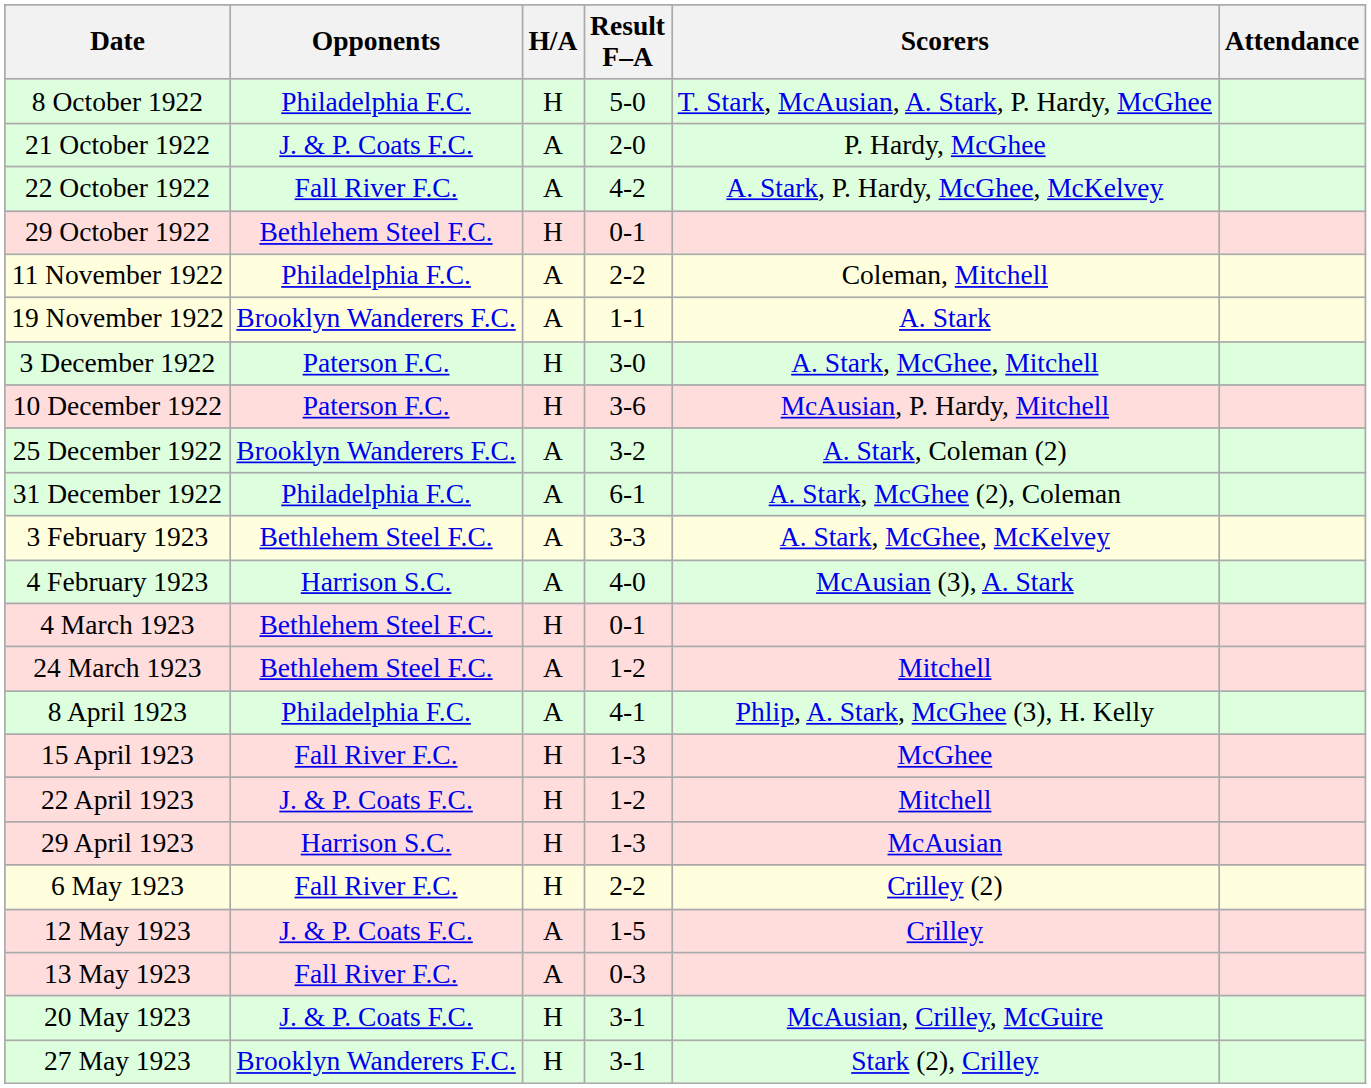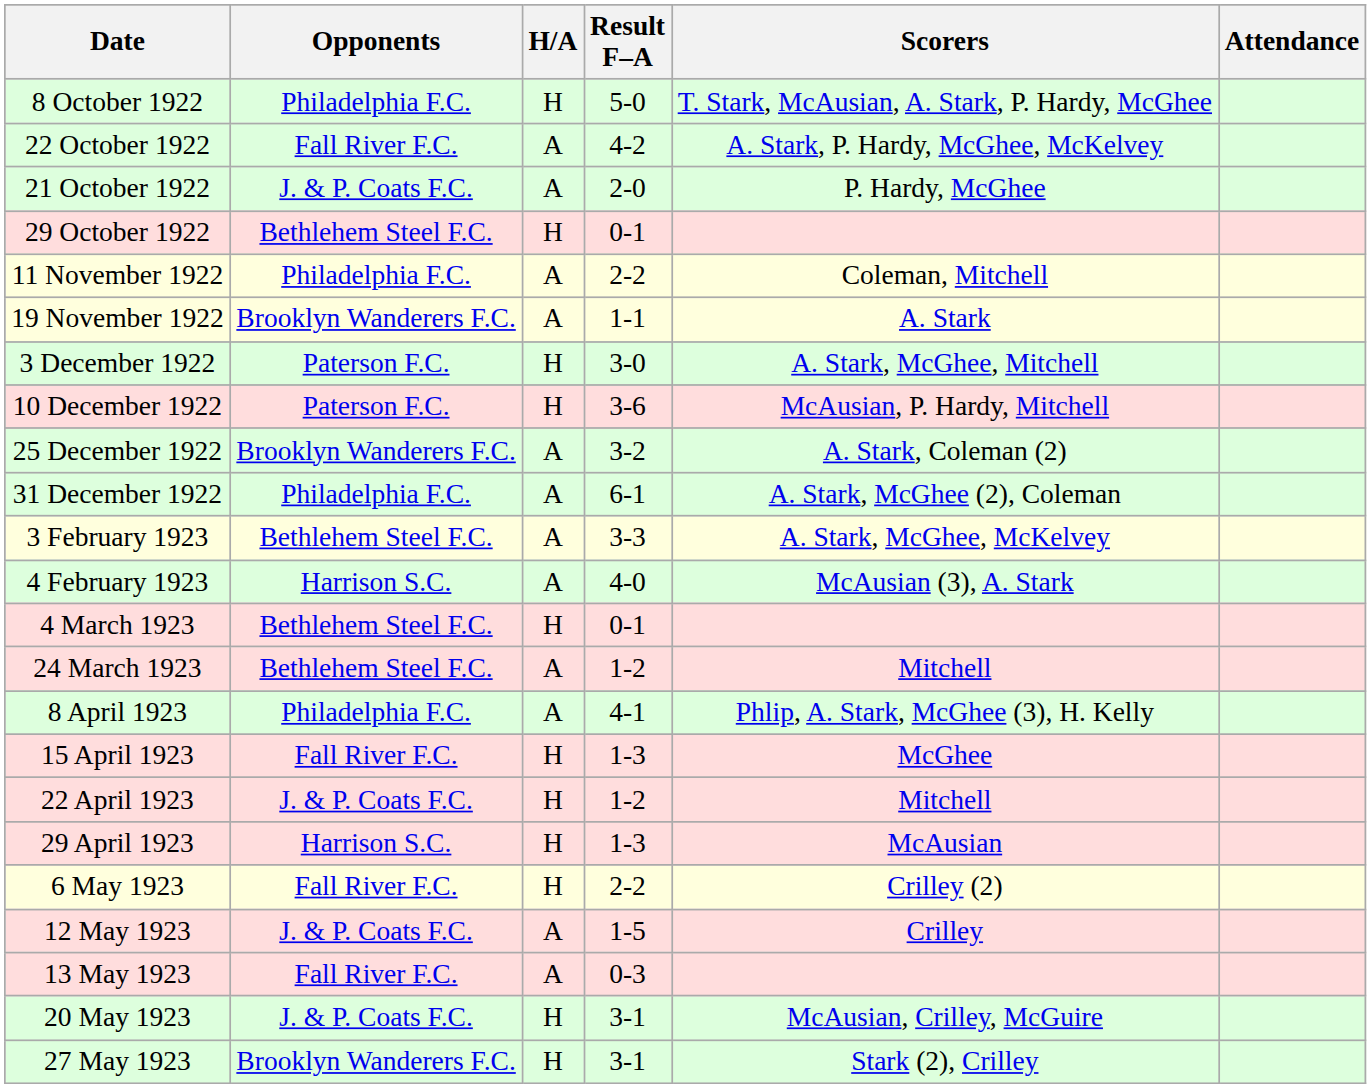rows swapped: (117, 144) <-> (117, 188)
